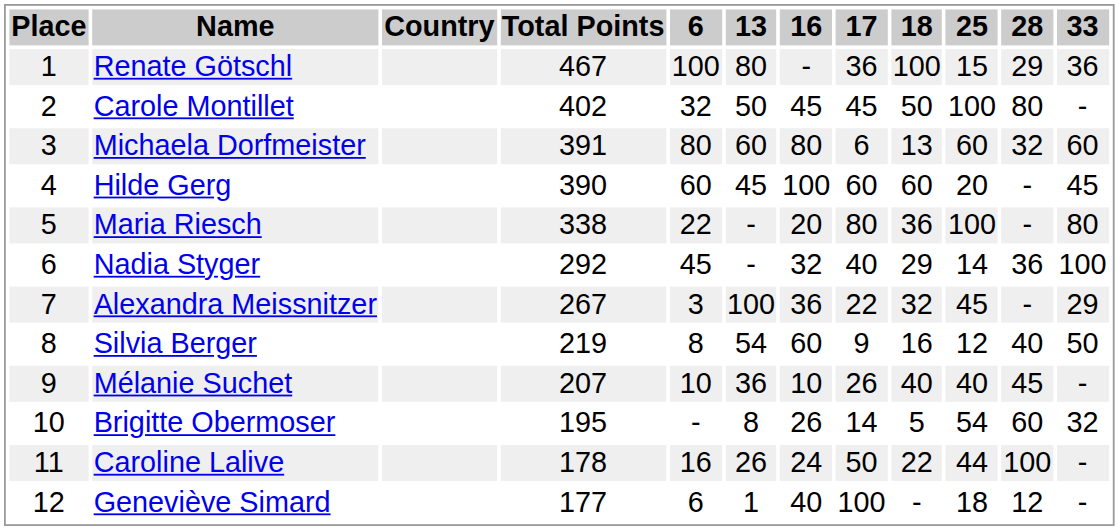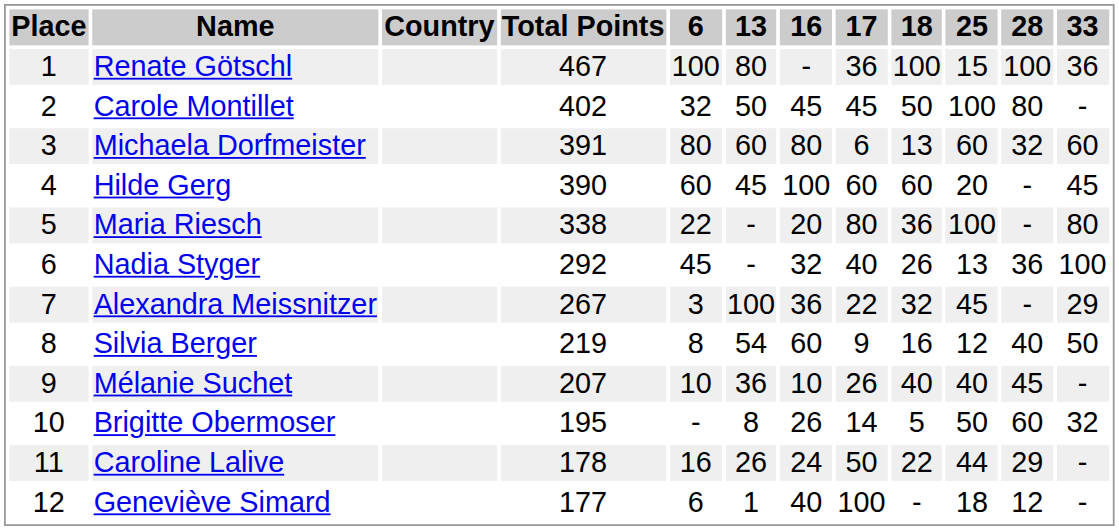(1027, 66) 29 -> (1027, 66) 100
(917, 264) 29 -> (917, 264) 26
(972, 264) 14 -> (972, 264) 13
(972, 422) 54 -> (972, 422) 50
(1027, 462) 100 -> (1027, 462) 29
